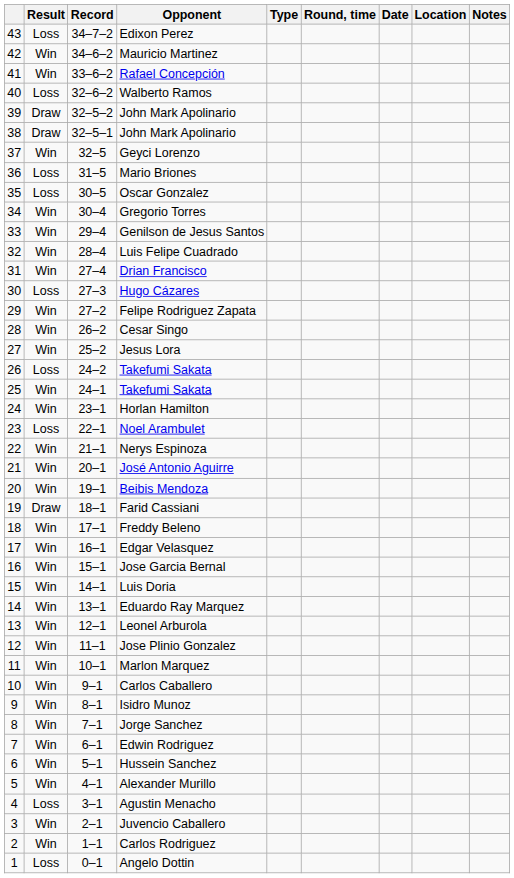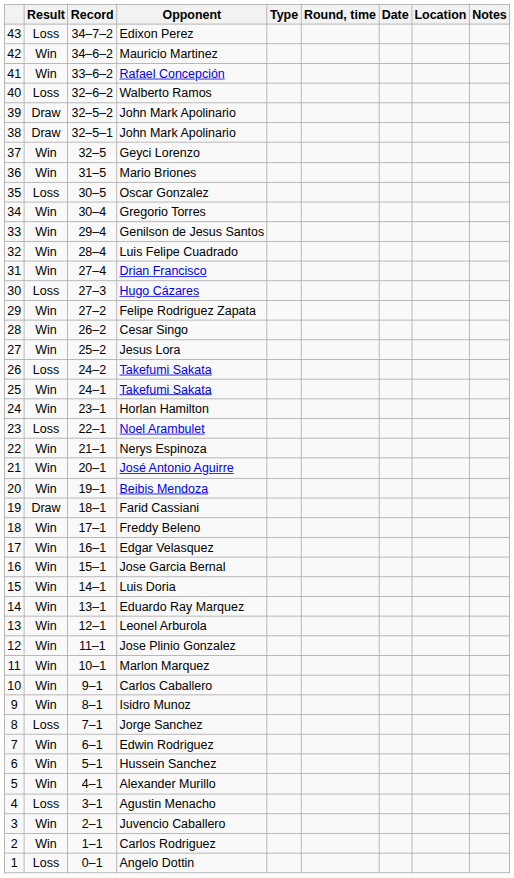(46, 172) Loss -> (46, 172) Win
(46, 725) Win -> (46, 725) Loss
